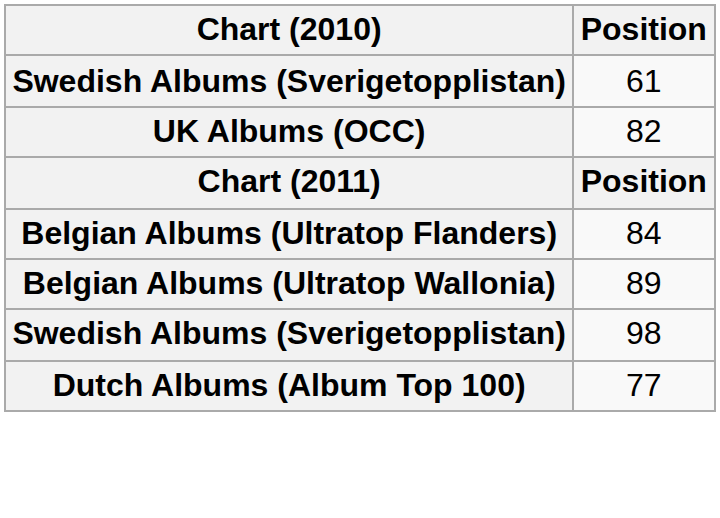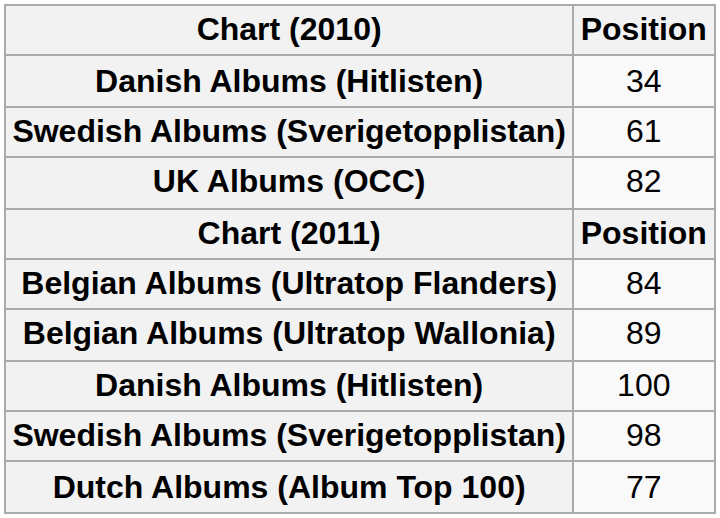+ row: (644, 80)
+ row: (644, 385)
